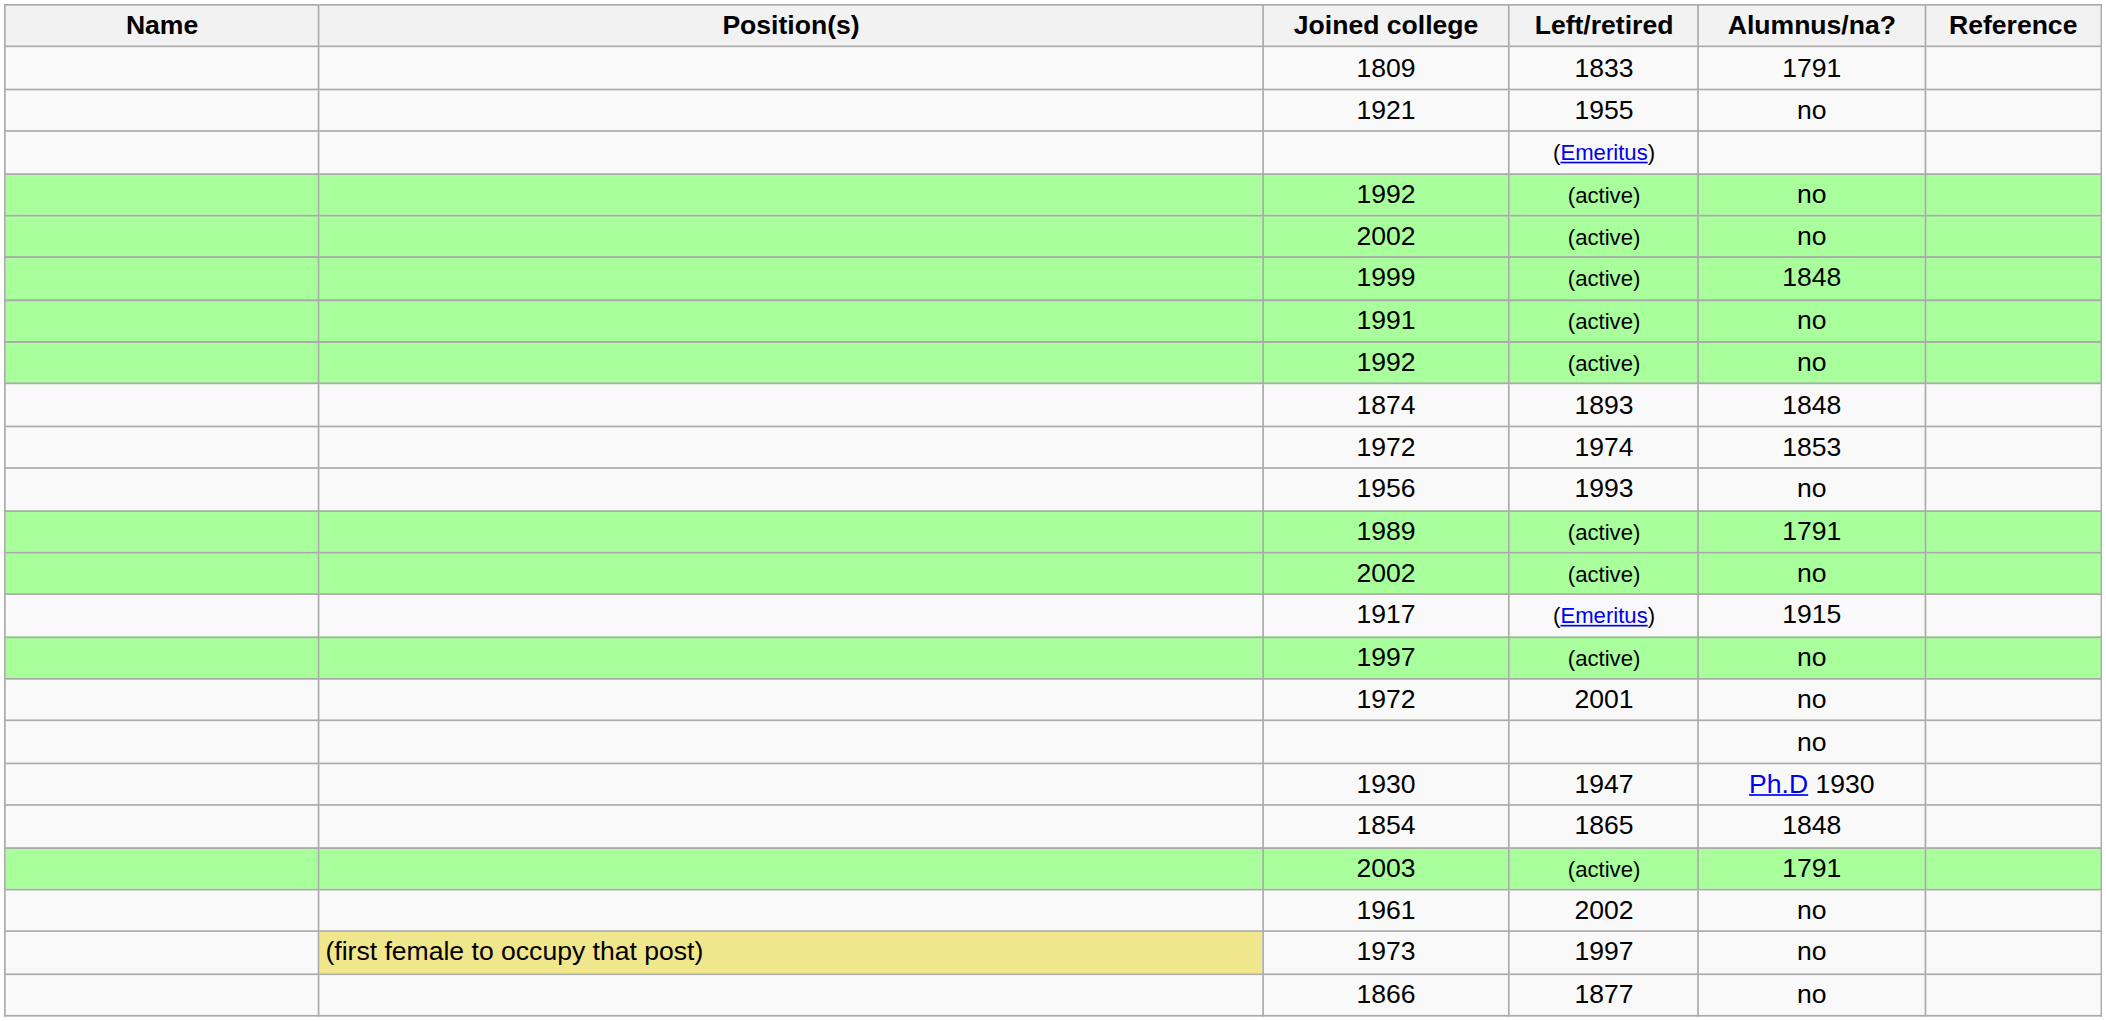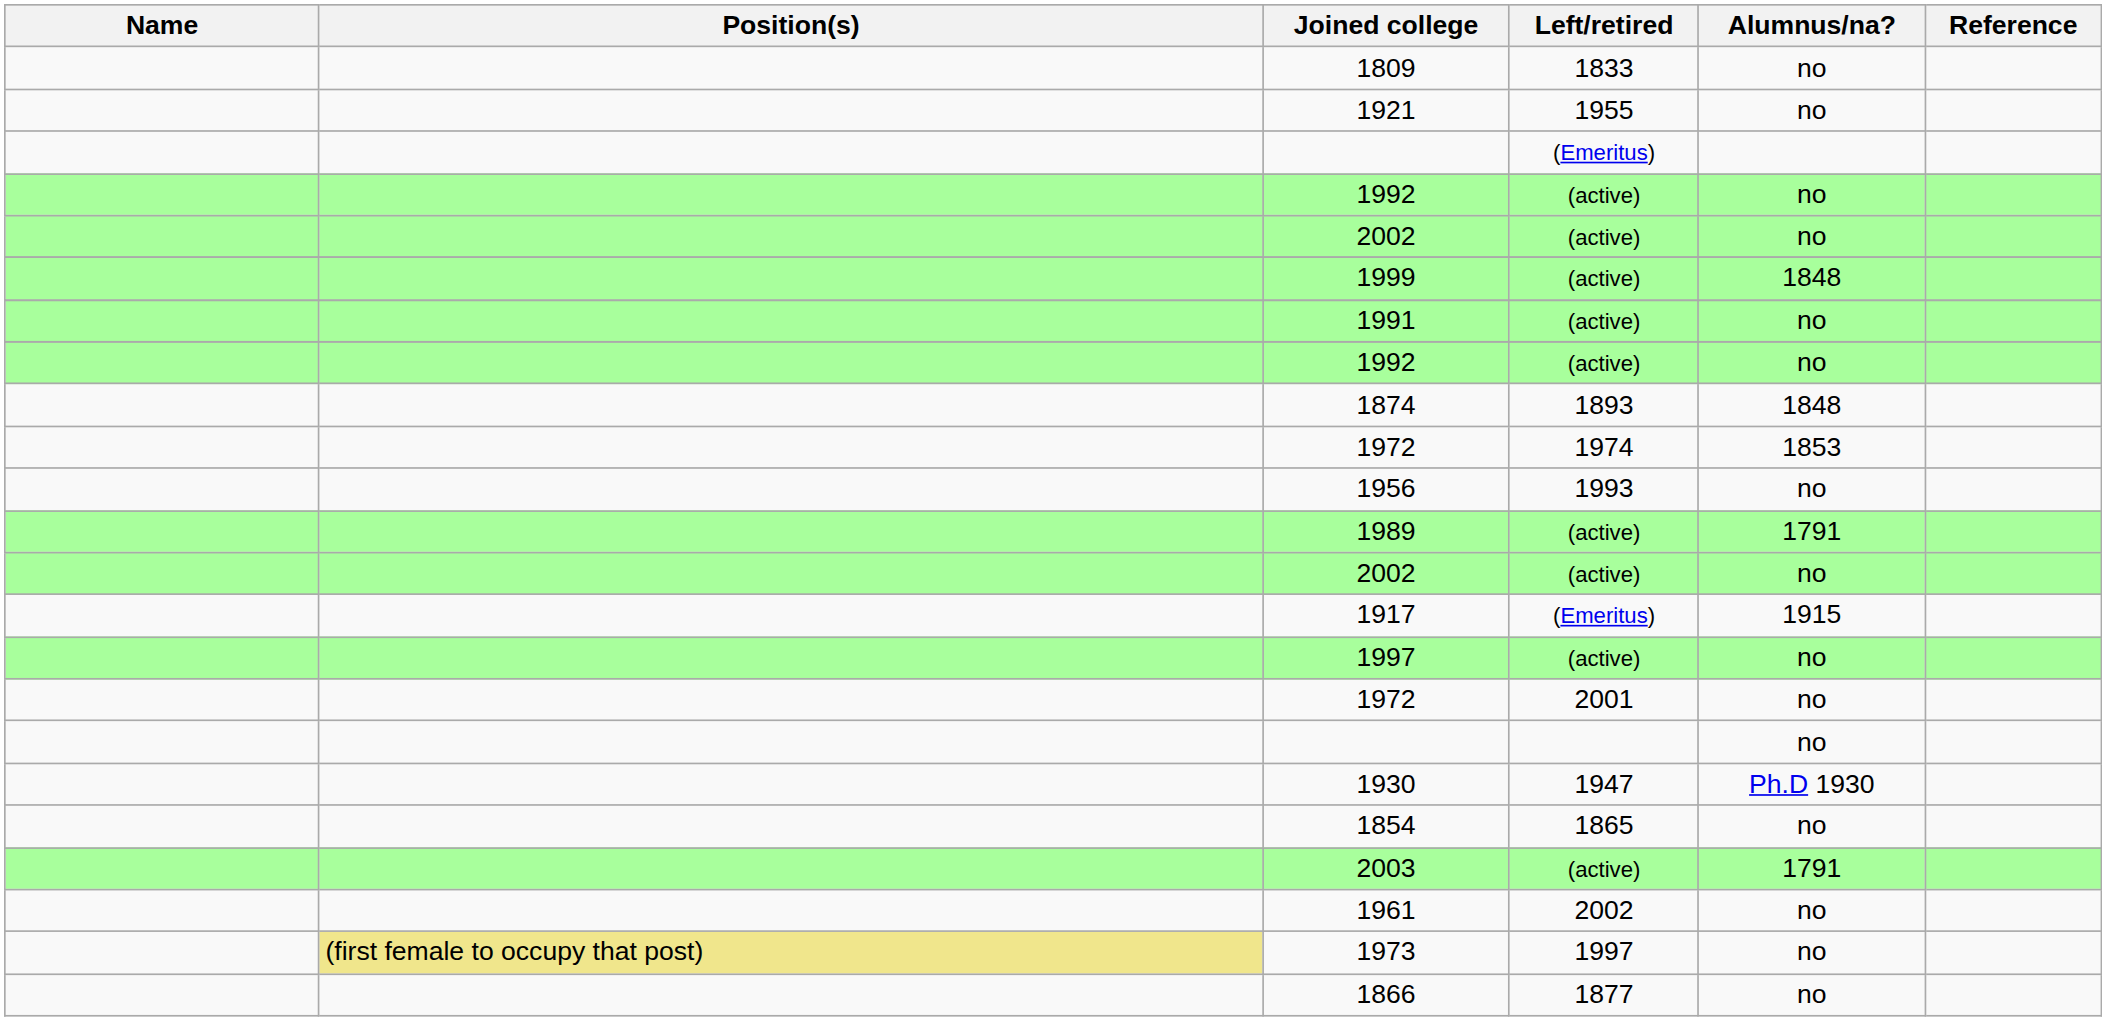(1812, 67) 1791 -> (1812, 67) no
(1812, 825) 1848 -> (1812, 825) no
